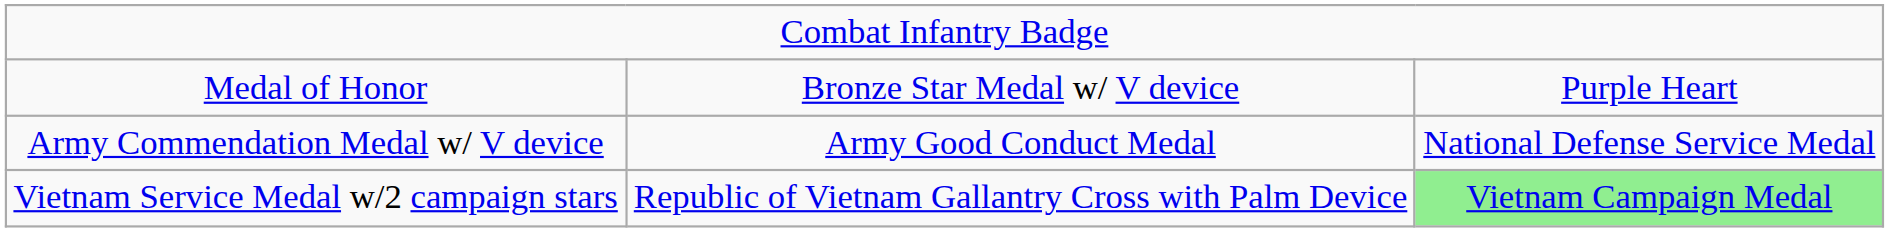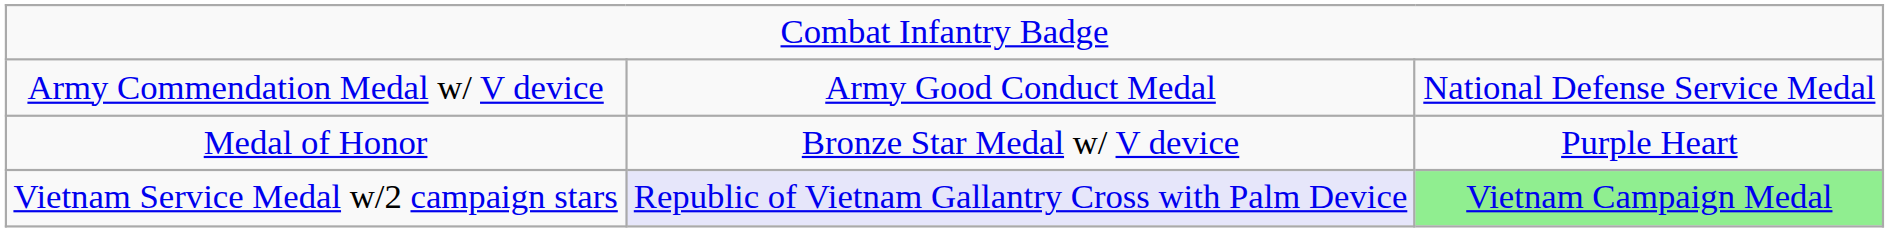rows swapped: (316, 87) <-> (316, 142)
(1021, 197) no background -> (1021, 197) lavender background
